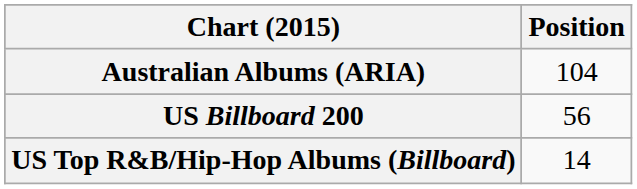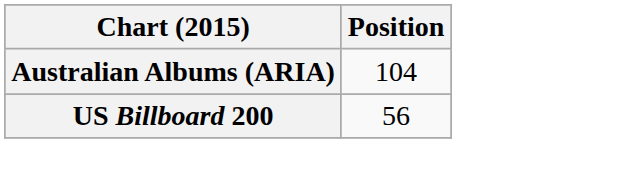- row: (263, 159)
